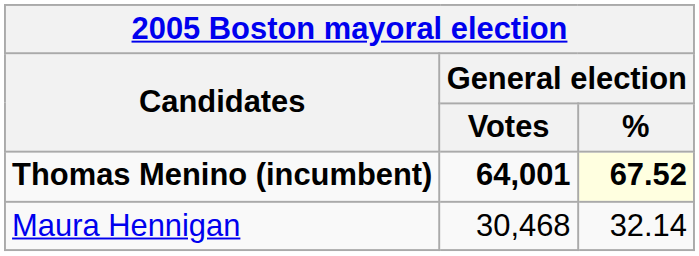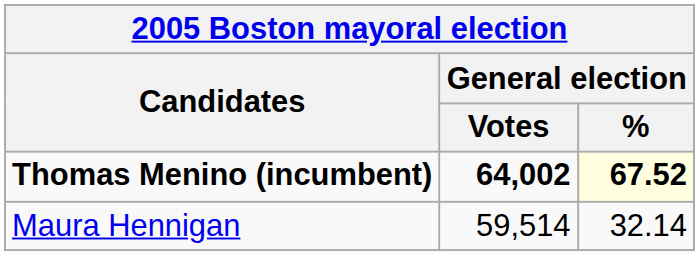(523, 175) 64,001 -> (523, 175) 64,002
(523, 224) 30,468 -> (523, 224) 59,514
